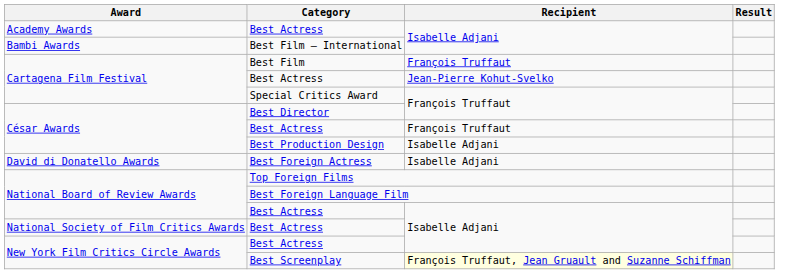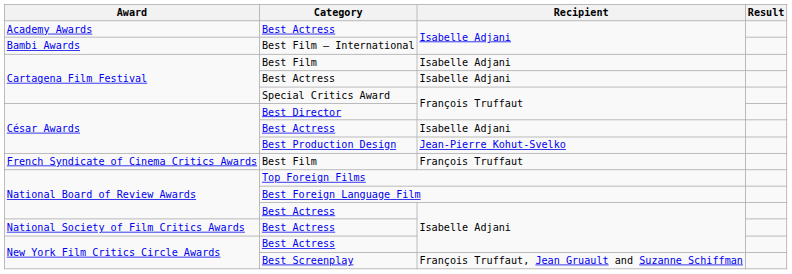(459, 62) François Truffaut -> (465, 62) Isabelle Adjani
(480, 79) Jean-Pierre Kohut-Svelko -> (465, 79) Isabelle Adjani
(459, 128) François Truffaut -> (465, 128) Isabelle Adjani
(453, 145) Isabelle Adjani -> (493, 145) Jean-Pierre Kohut-Svelko
- row: (83, 161)
+ row: (132, 161)
(569, 261) lightyellow background -> (581, 261) no background
